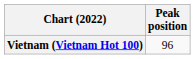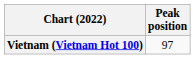(168, 44) 96 -> (168, 44) 97
